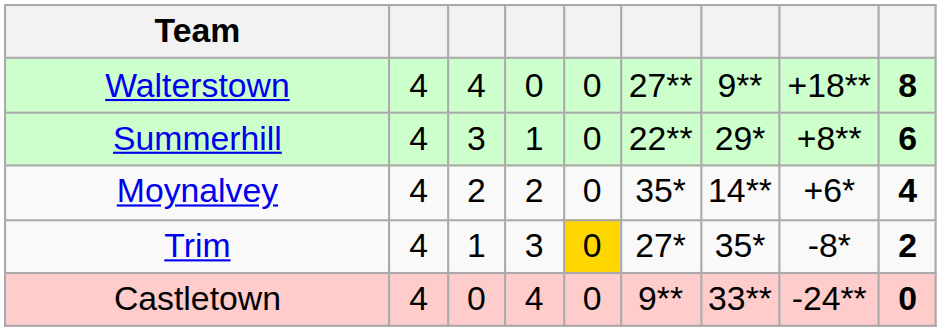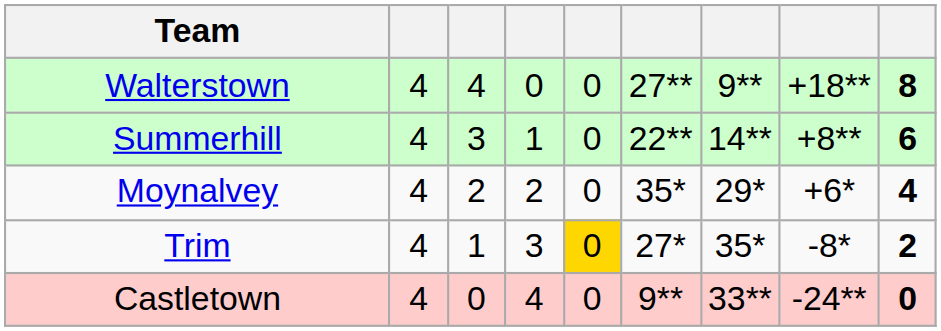(740, 138) 29* -> (740, 138) 14**
(740, 191) 14** -> (740, 191) 29*
